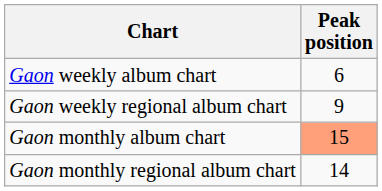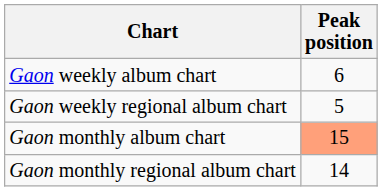(339, 106) 9 -> (339, 106) 5
